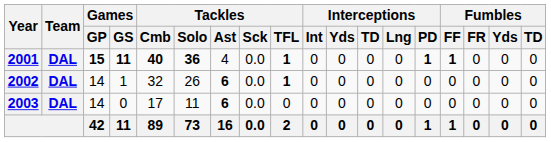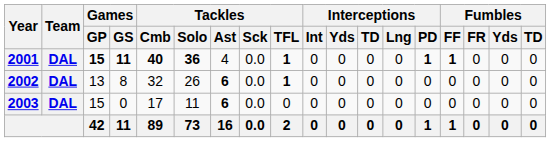(97, 81) 14 -> (97, 81) 13
(123, 81) 1 -> (123, 81) 8
(97, 103) 14 -> (97, 103) 15
